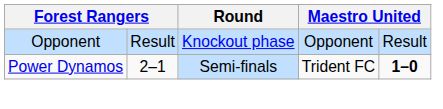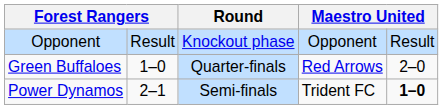+ row: (65, 66)
